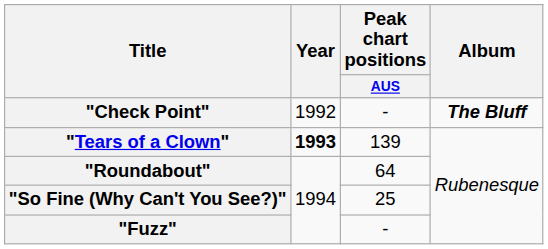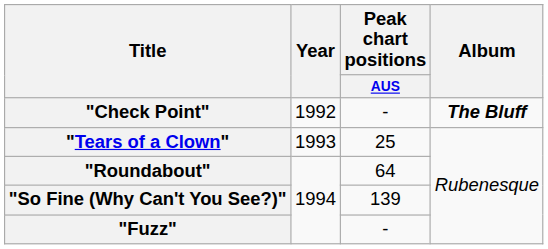(316, 141) bold -> (316, 141) normal
(385, 141) 139 -> (385, 141) 25
(385, 199) 25 -> (385, 199) 139
